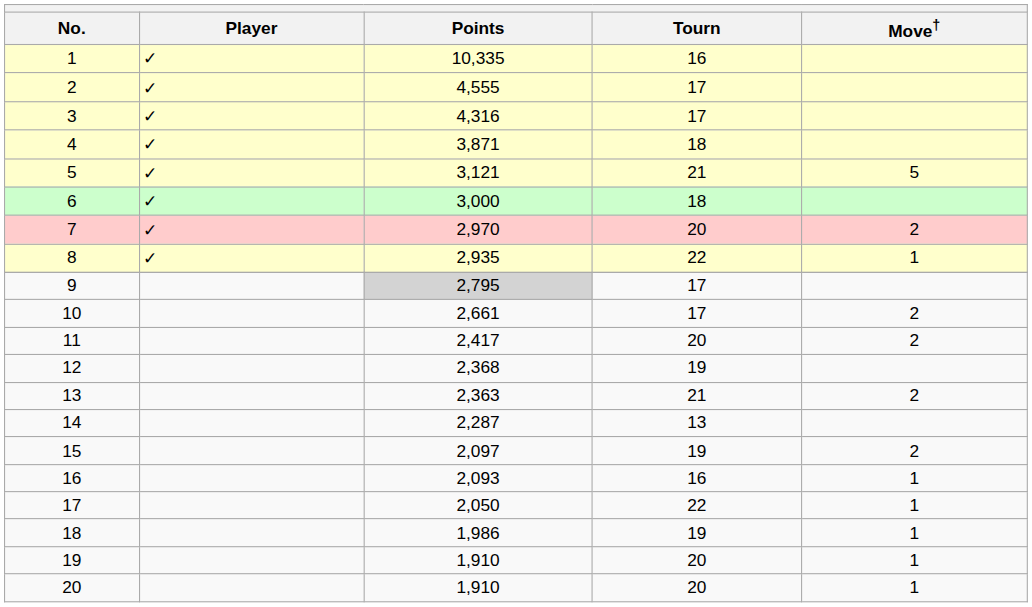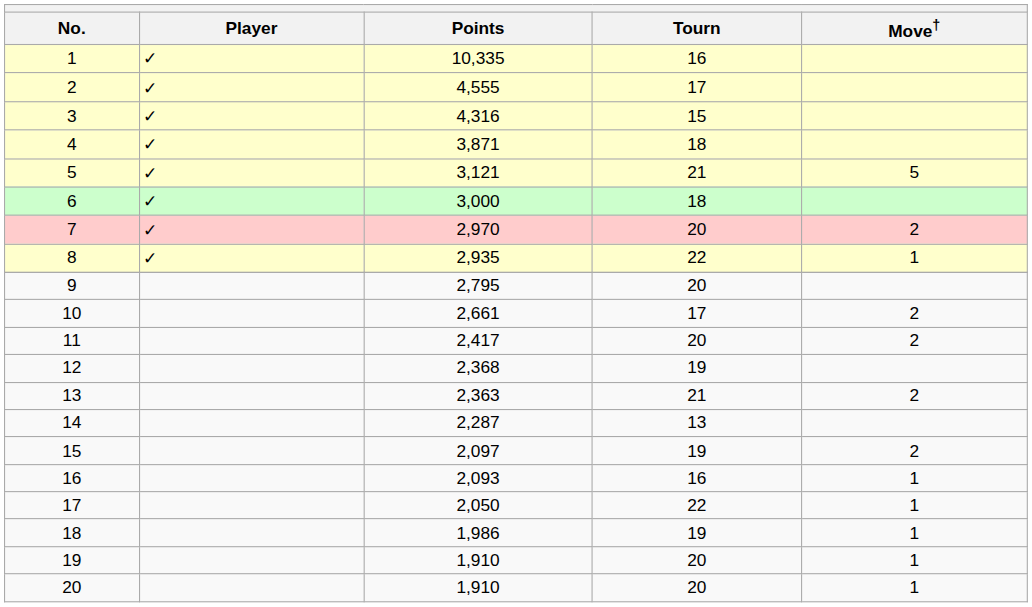(697, 115) 17 -> (697, 115) 15
(478, 286) lightgrey background -> (478, 286) no background
(697, 286) 17 -> (697, 286) 20
